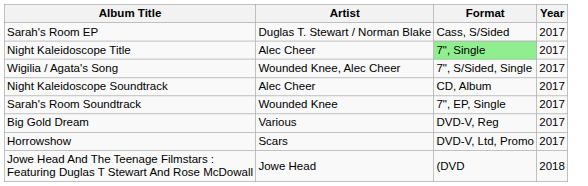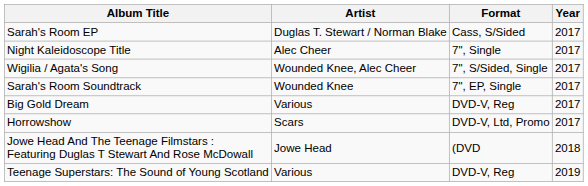(461, 50) lightgreen background -> (477, 50) no background
- row: (87, 86)
+ row: (138, 172)
